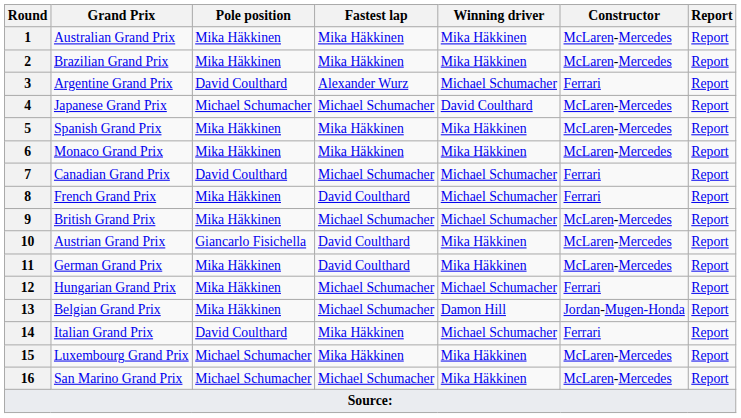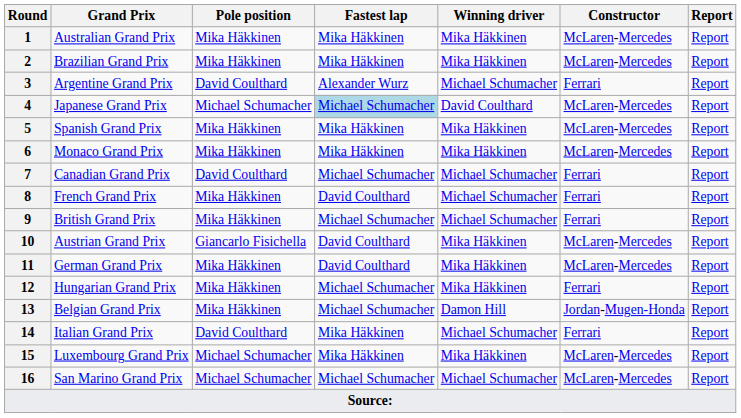(376, 106) no background -> (376, 106) lightblue background
(618, 219) McLaren-Mercedes -> (582, 219) Ferrari
(499, 287) Michael Schumacher -> (484, 287) Mika Häkkinen
(484, 378) Mika Häkkinen -> (499, 378) Michael Schumacher
